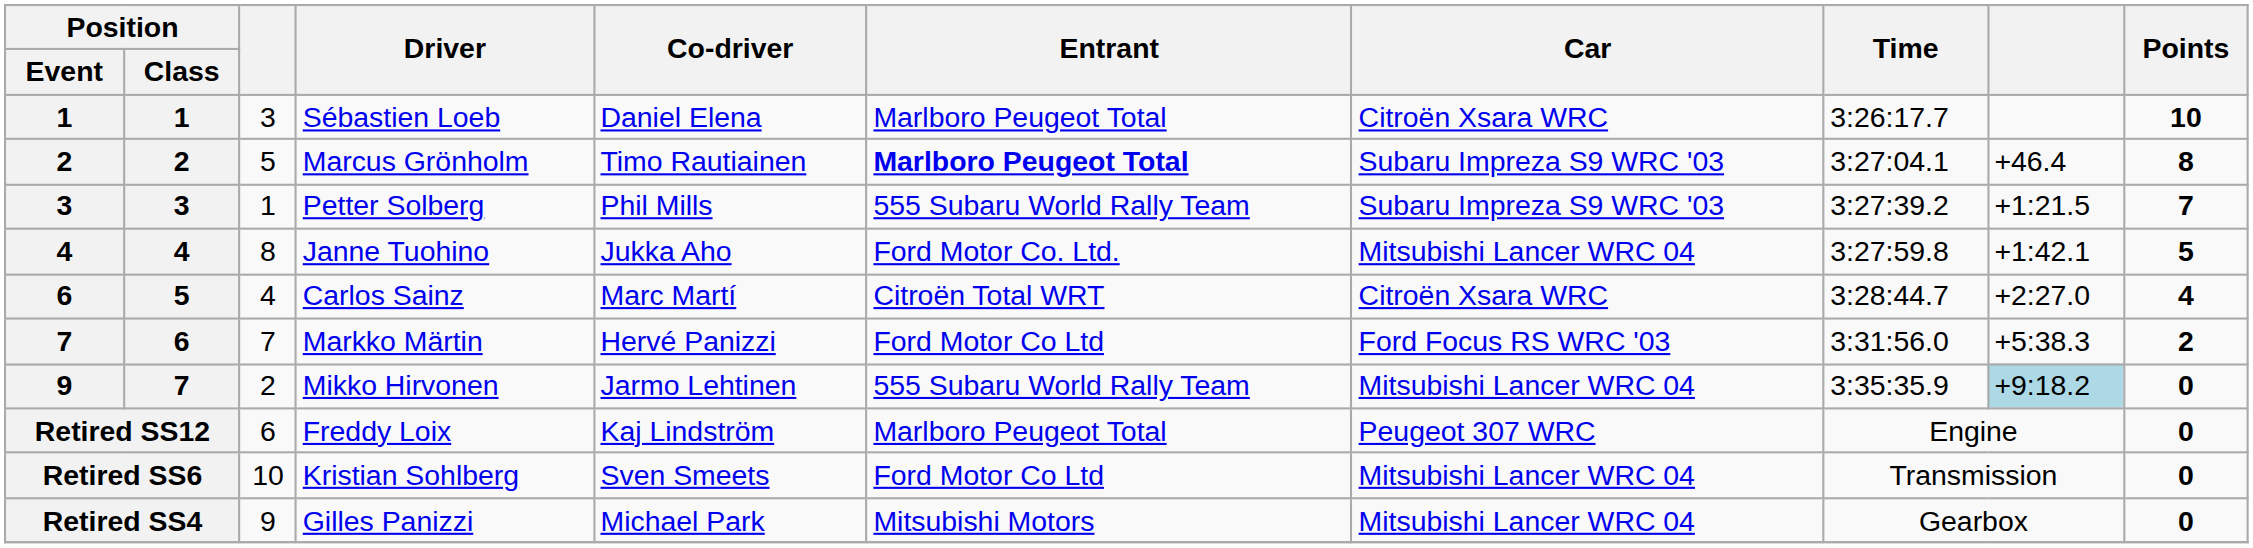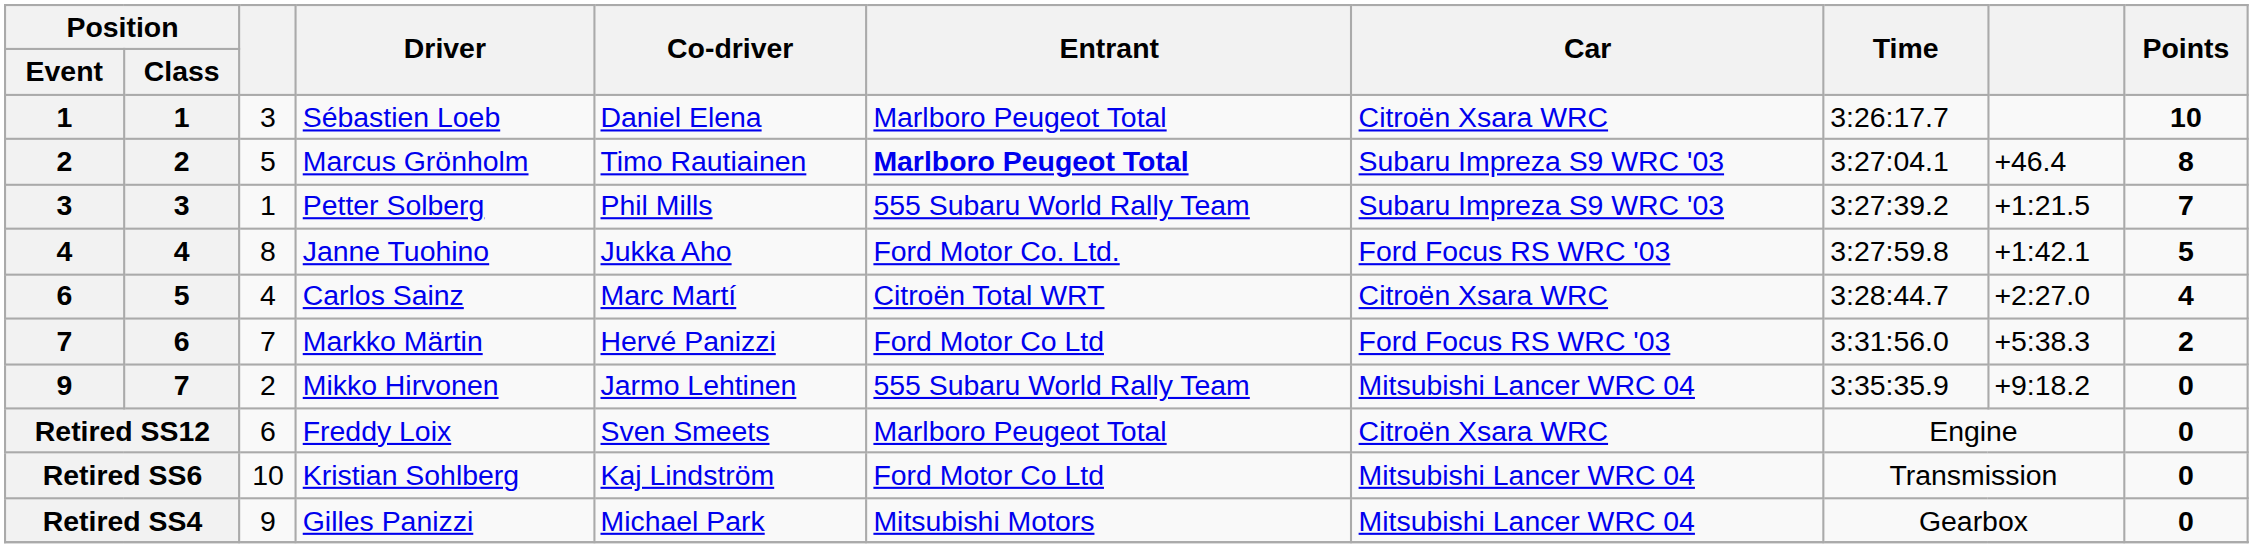(1527, 251) Mitsubishi Lancer WRC 04 -> (1514, 251) Ford Focus RS WRC '03
(2042, 385) lightblue background -> (2042, 385) no background
(687, 430) Kaj Lindström -> (685, 430) Sven Smeets
(1477, 430) Peugeot 307 WRC -> (1483, 430) Citroën Xsara WRC
(685, 475) Sven Smeets -> (687, 475) Kaj Lindström
